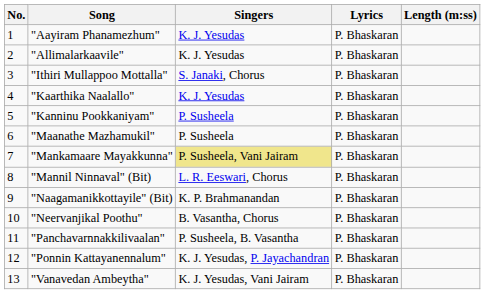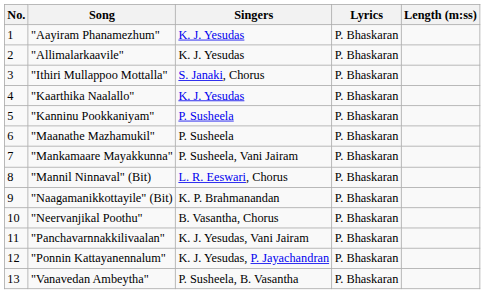(238, 156) khaki background -> (238, 156) no background
(238, 238) P. Susheela, B. Vasantha -> (244, 238) K. J. Yesudas, Vani Jairam
(244, 278) K. J. Yesudas, Vani Jairam -> (238, 278) P. Susheela, B. Vasantha
